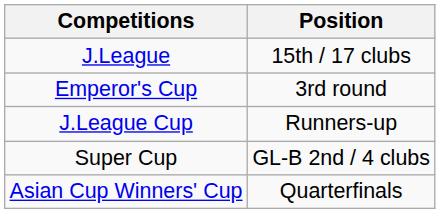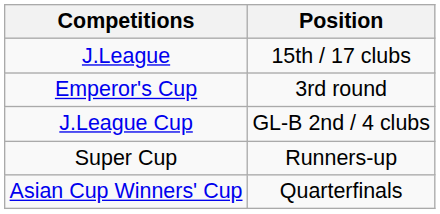(341, 123) Runners-up -> (341, 123) GL-B 2nd / 4 clubs
(341, 157) GL-B 2nd / 4 clubs -> (341, 157) Runners-up
